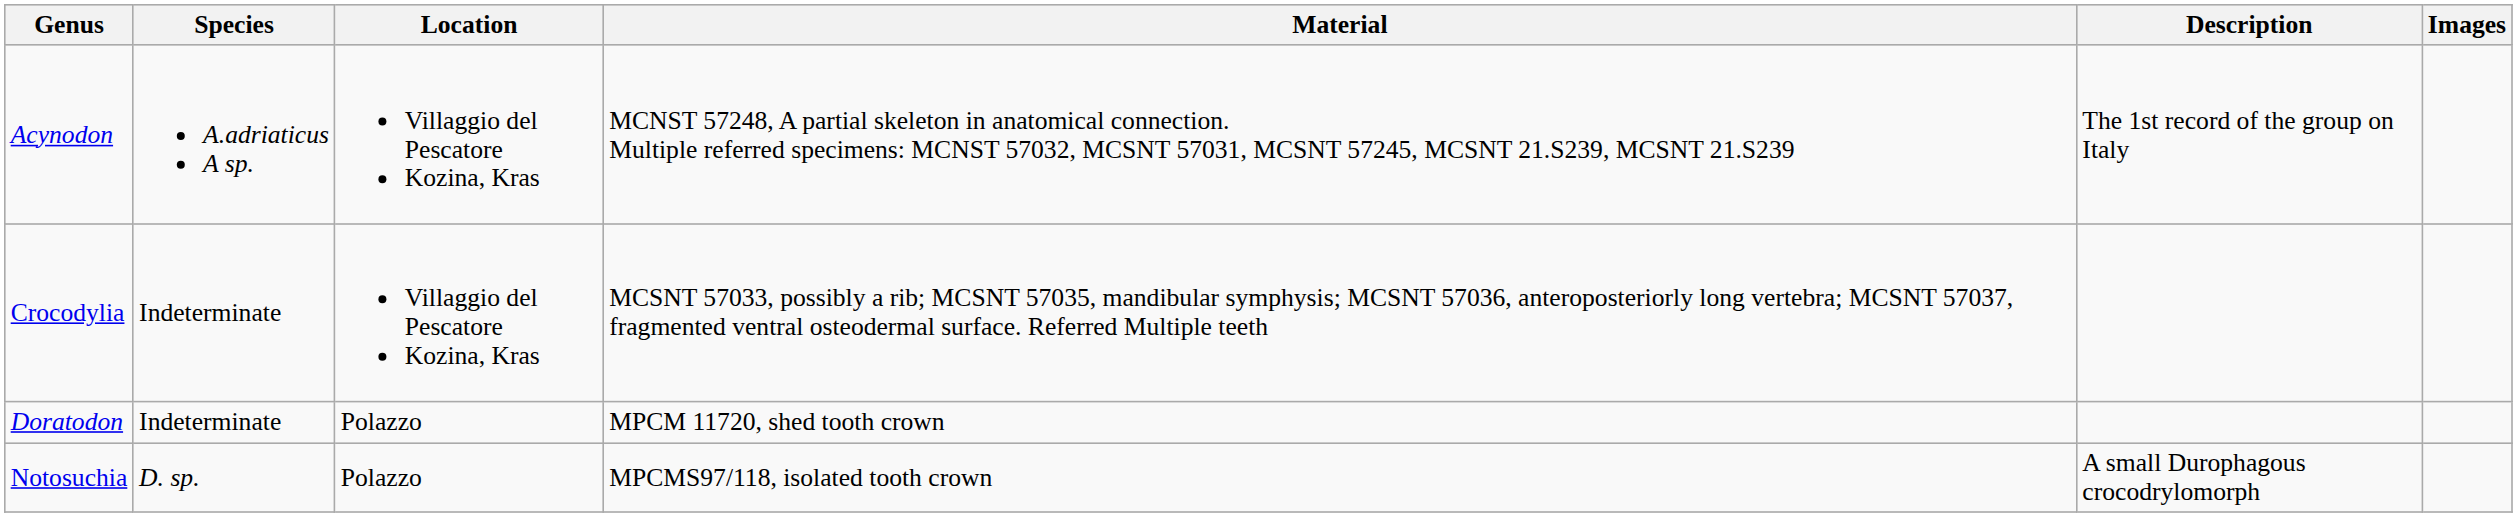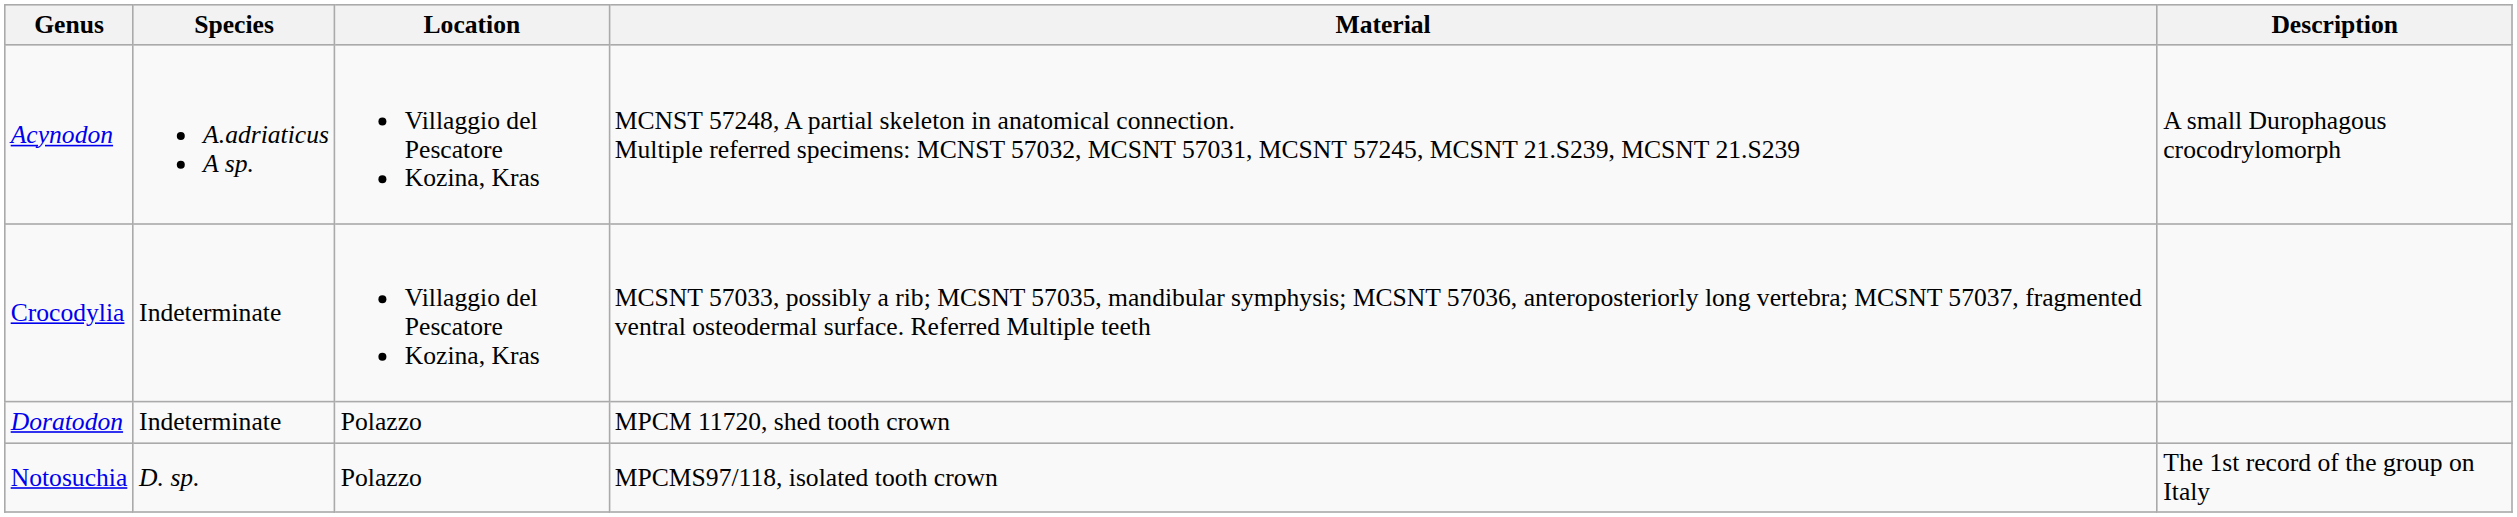- column: (2467, 24)
(2238, 134) The 1st record of the group on Italy -> (2275, 134) A small Durophagous crocodrylomorph
(2194, 476) A small Durophagous crocodrylomorph -> (2319, 476) The 1st record of the group on Italy
